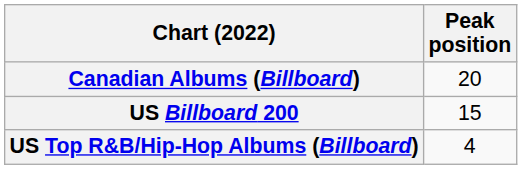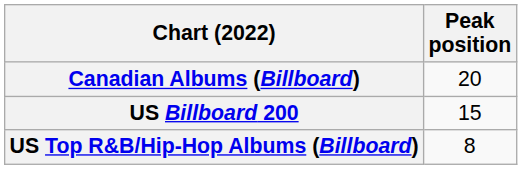(470, 146) 4 -> (470, 146) 8
